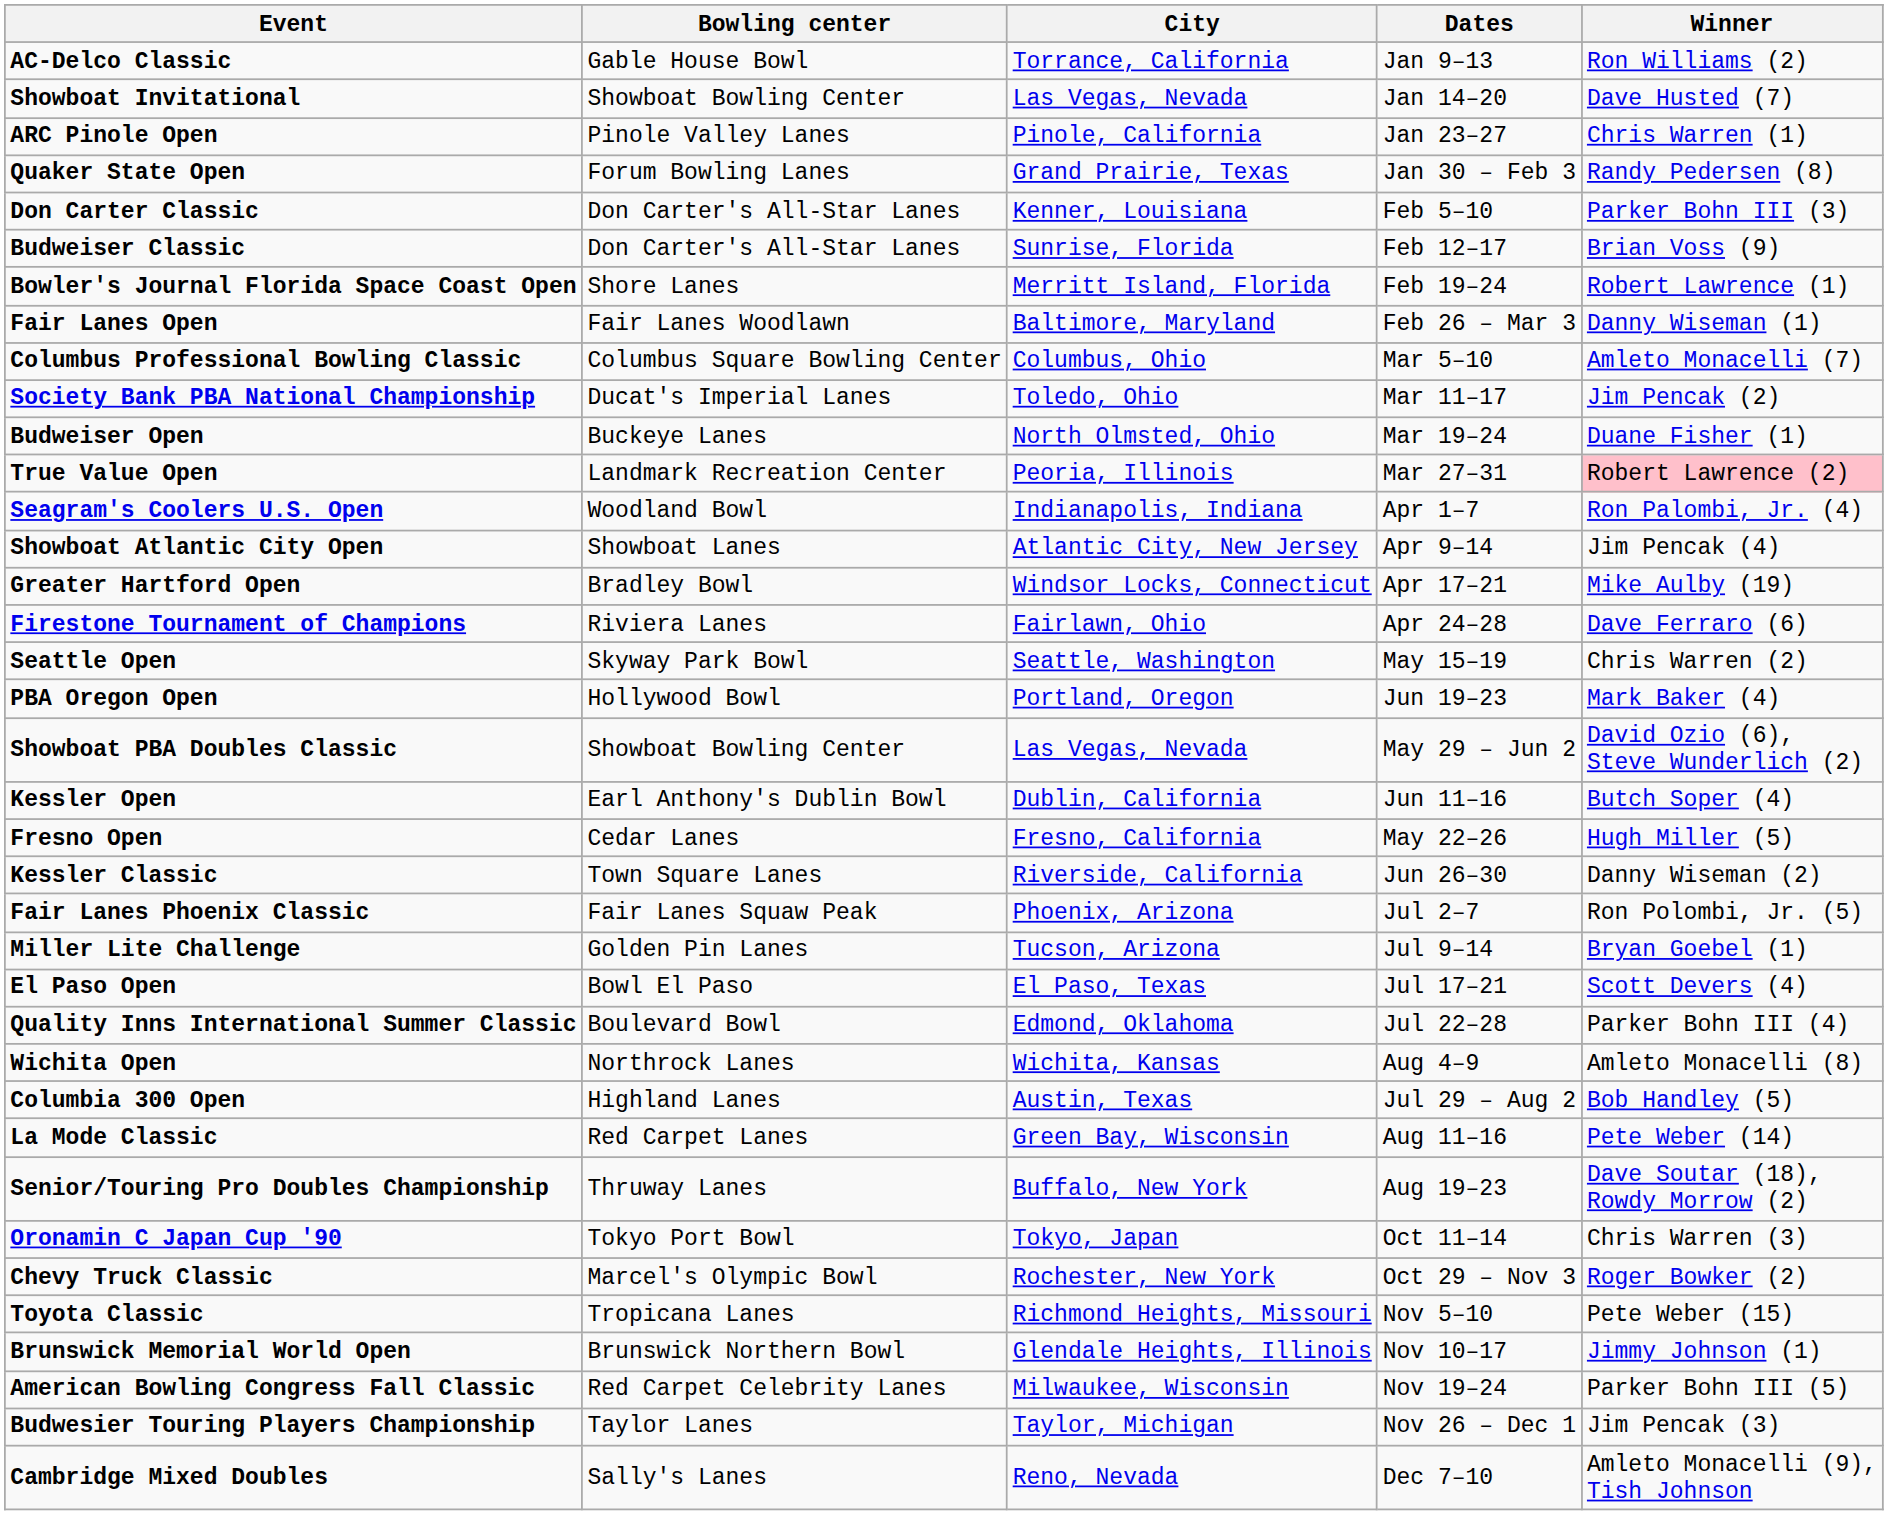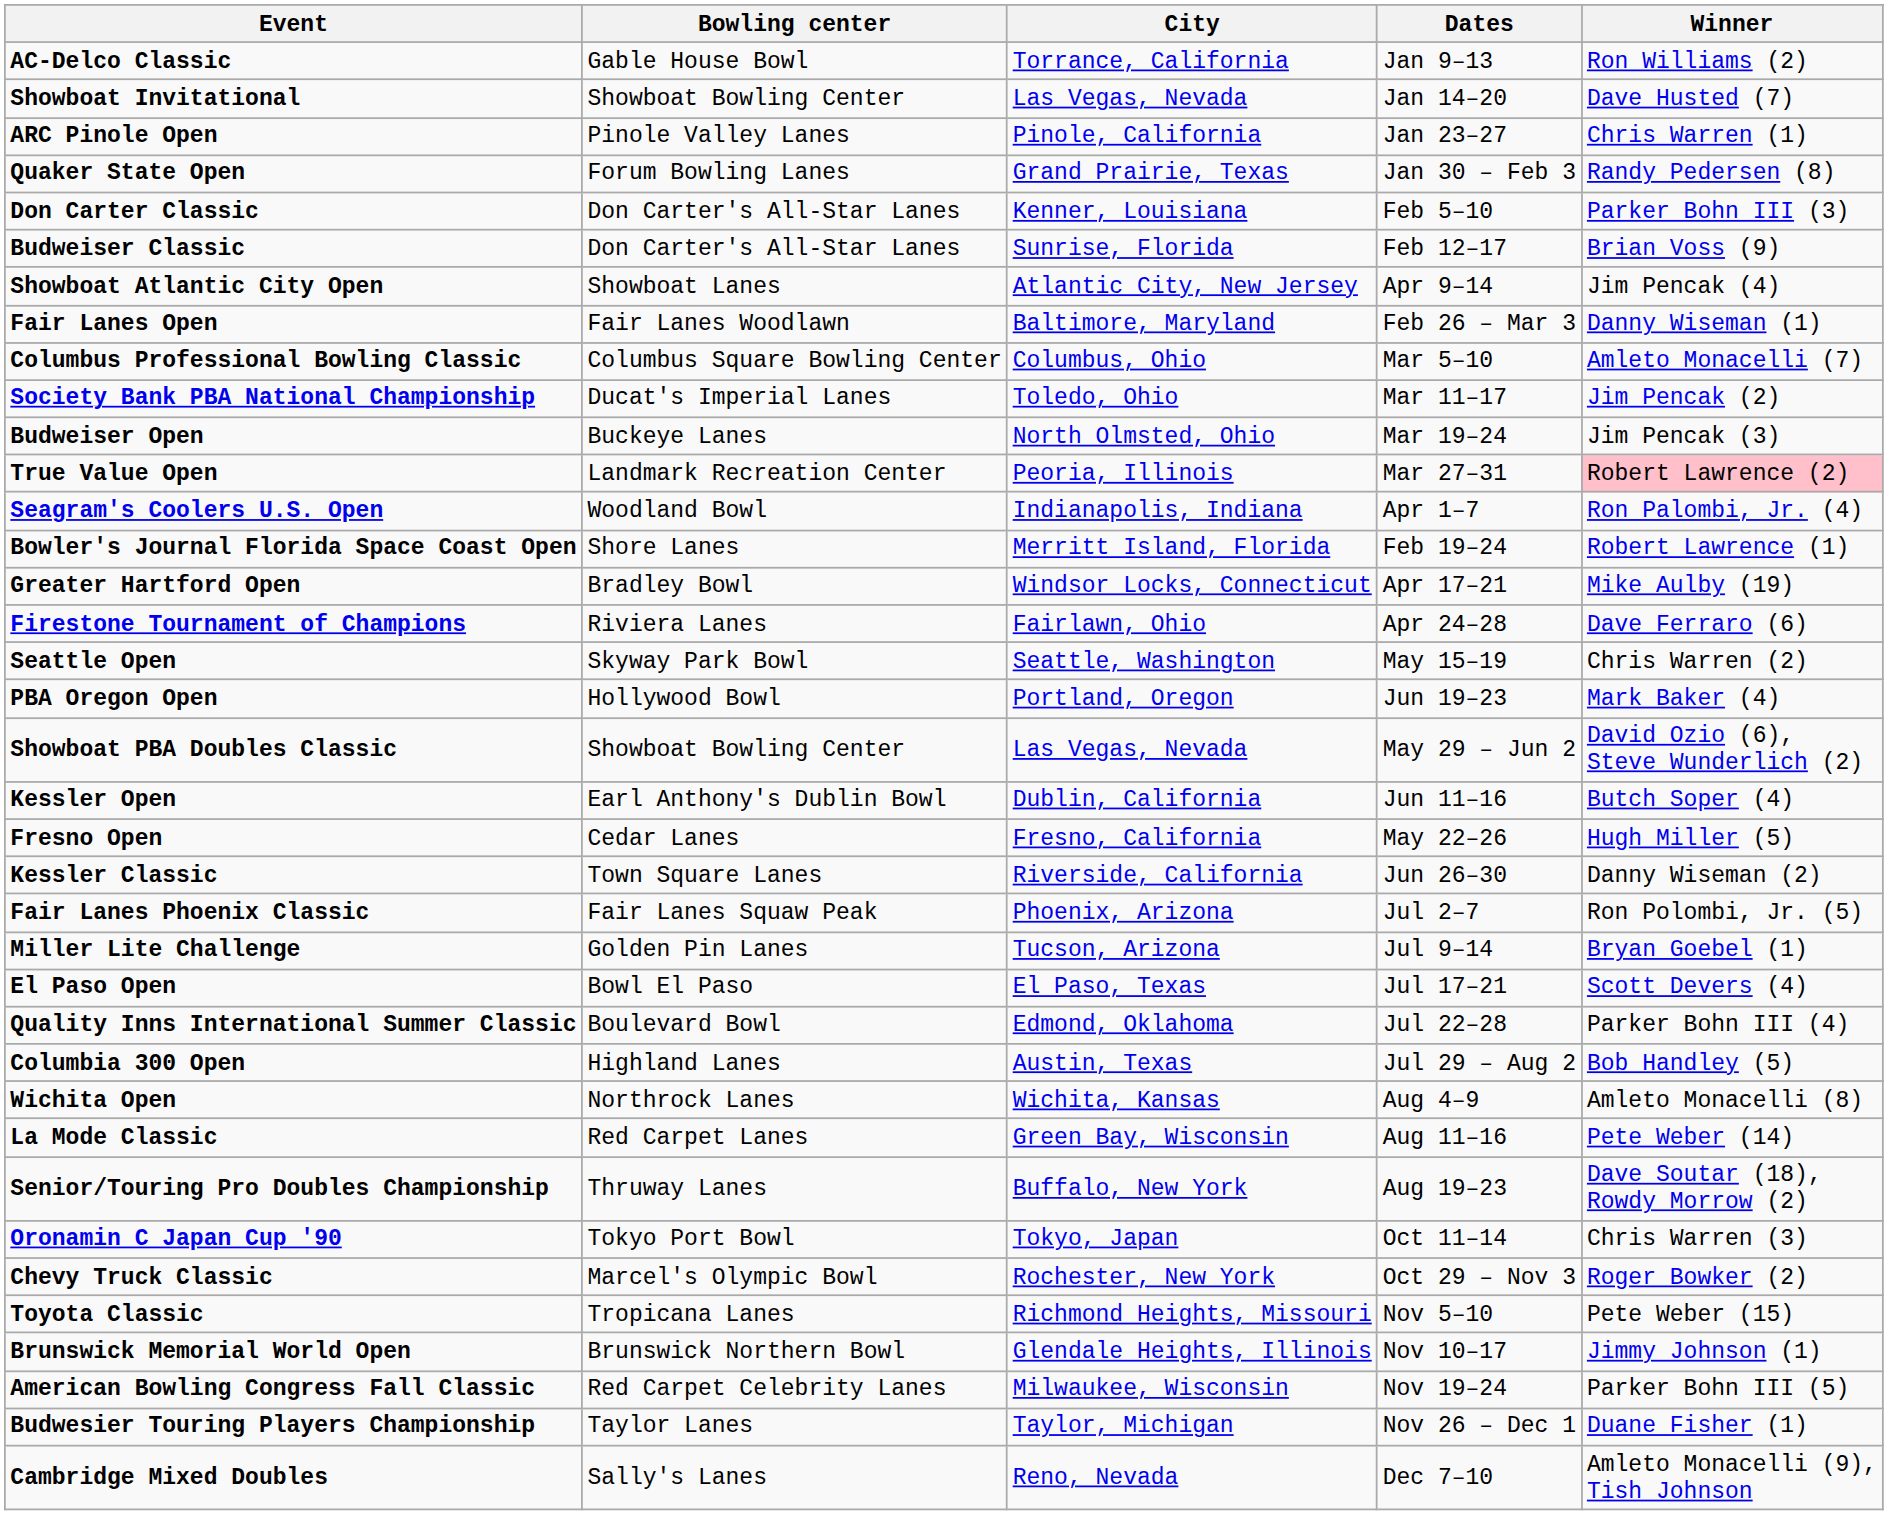rows swapped: (293, 286) <-> (197, 549)
(1697, 436) Duane Fisher (1) -> (1684, 436) Jim Pencak (3)
rows swapped: (128, 1100) <-> (93, 1063)
(1684, 1427) Jim Pencak (3) -> (1697, 1427) Duane Fisher (1)
